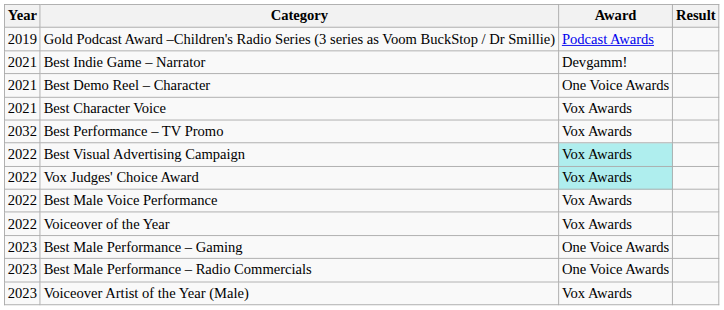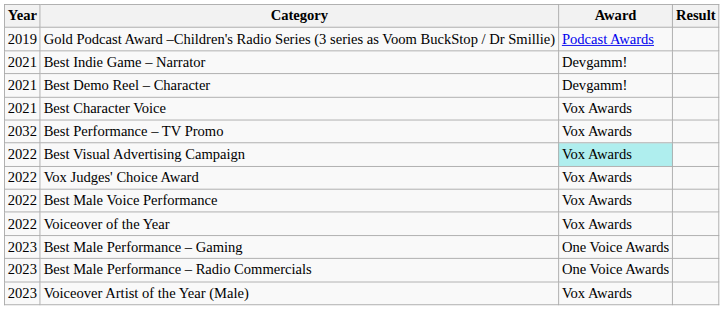(616, 85) One Voice Awards -> (595, 85) Devgamm!
(597, 177) paleturquoise background -> (597, 177) no background
